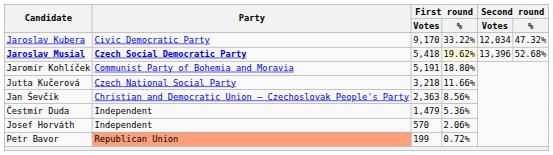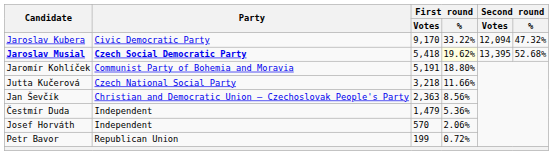(495, 40) 12,034 -> (495, 40) 12,094
(495, 54) 13,396 -> (495, 54) 13,395
(136, 139) lightsalmon background -> (136, 139) no background
